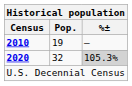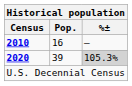(58, 42) 19 -> (58, 42) 16
(58, 58) 32 -> (58, 58) 39
